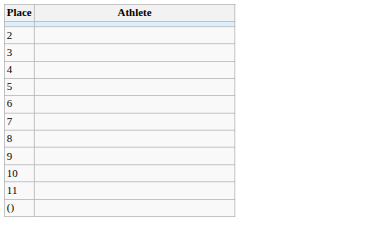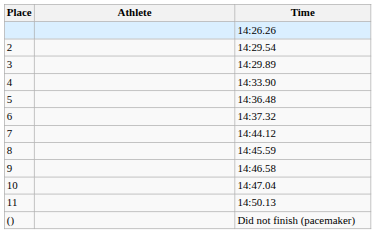+ column: (303, 13)
